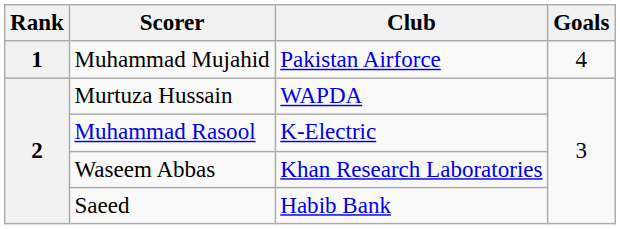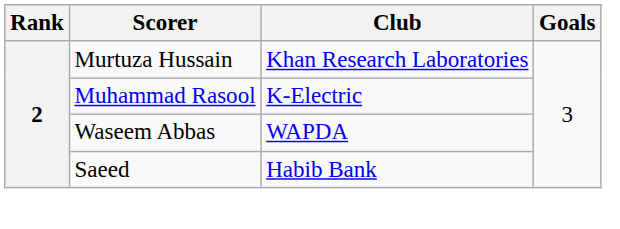- row: (172, 59)
(321, 95) WAPDA -> (397, 59) Khan Research Laboratories
(411, 168) Khan Research Laboratories -> (307, 132) WAPDA
